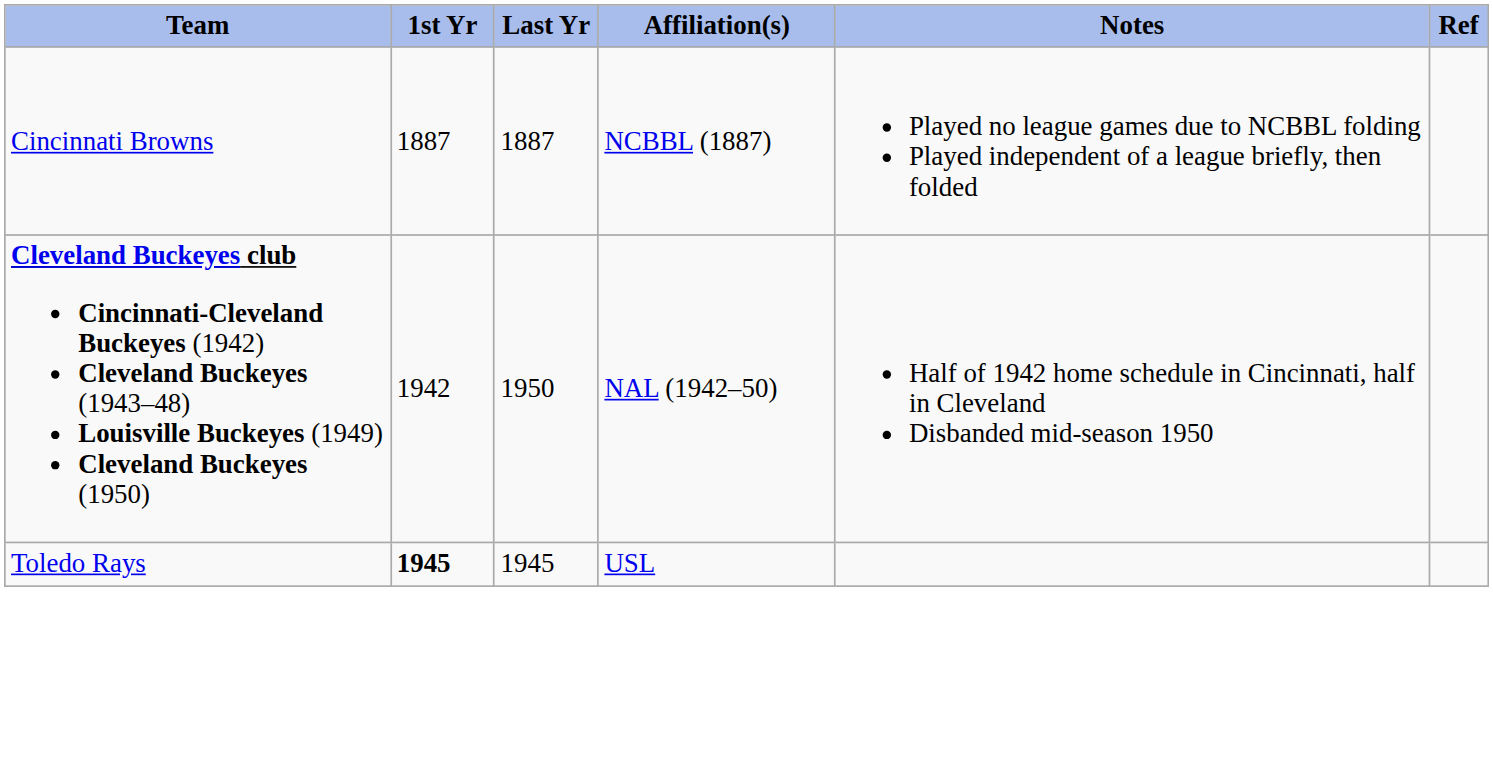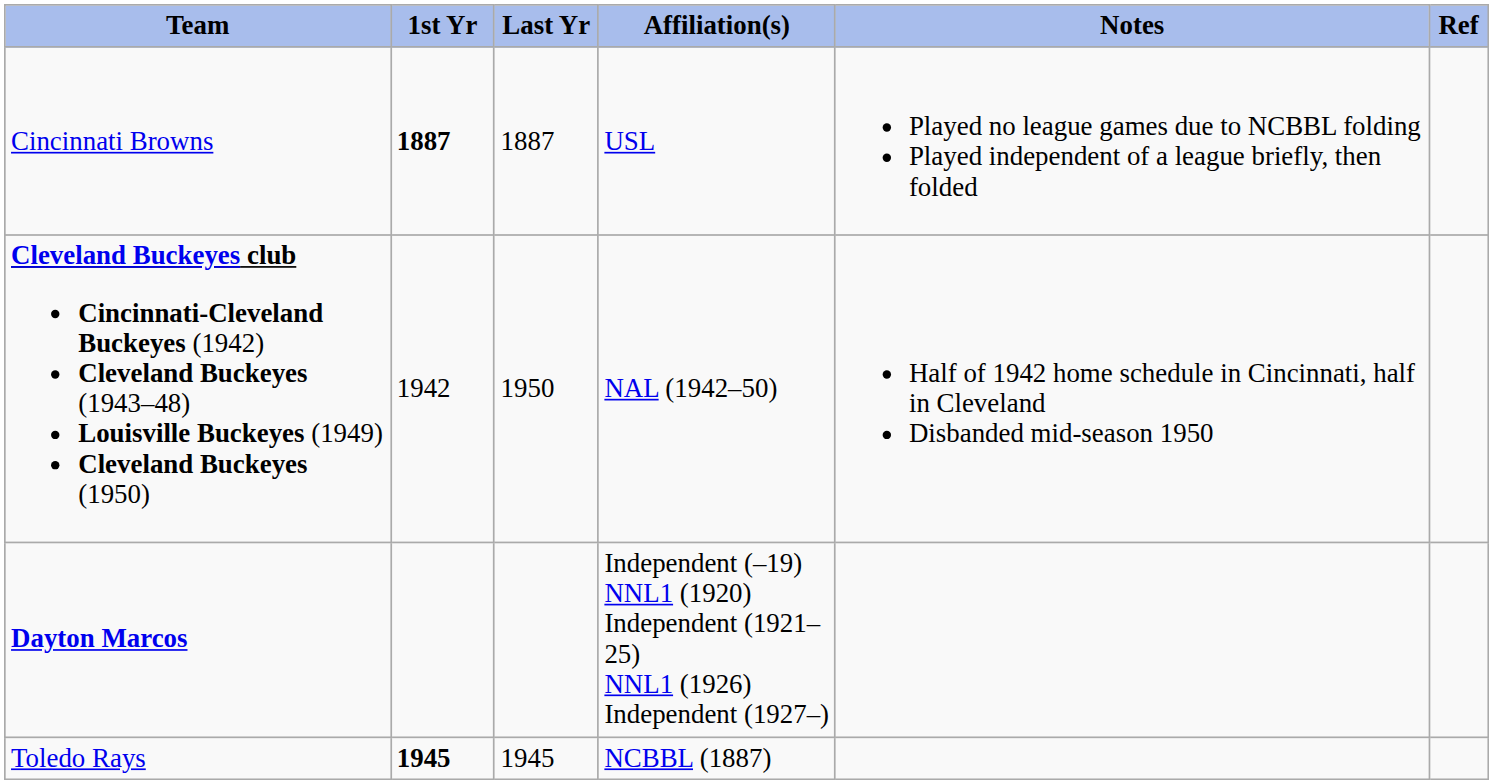(424, 140) normal -> (424, 140) bold
(688, 140) NCBBL (1887) -> (630, 140) USL
+ row: (99, 639)
(630, 563) USL -> (688, 757) NCBBL (1887)
